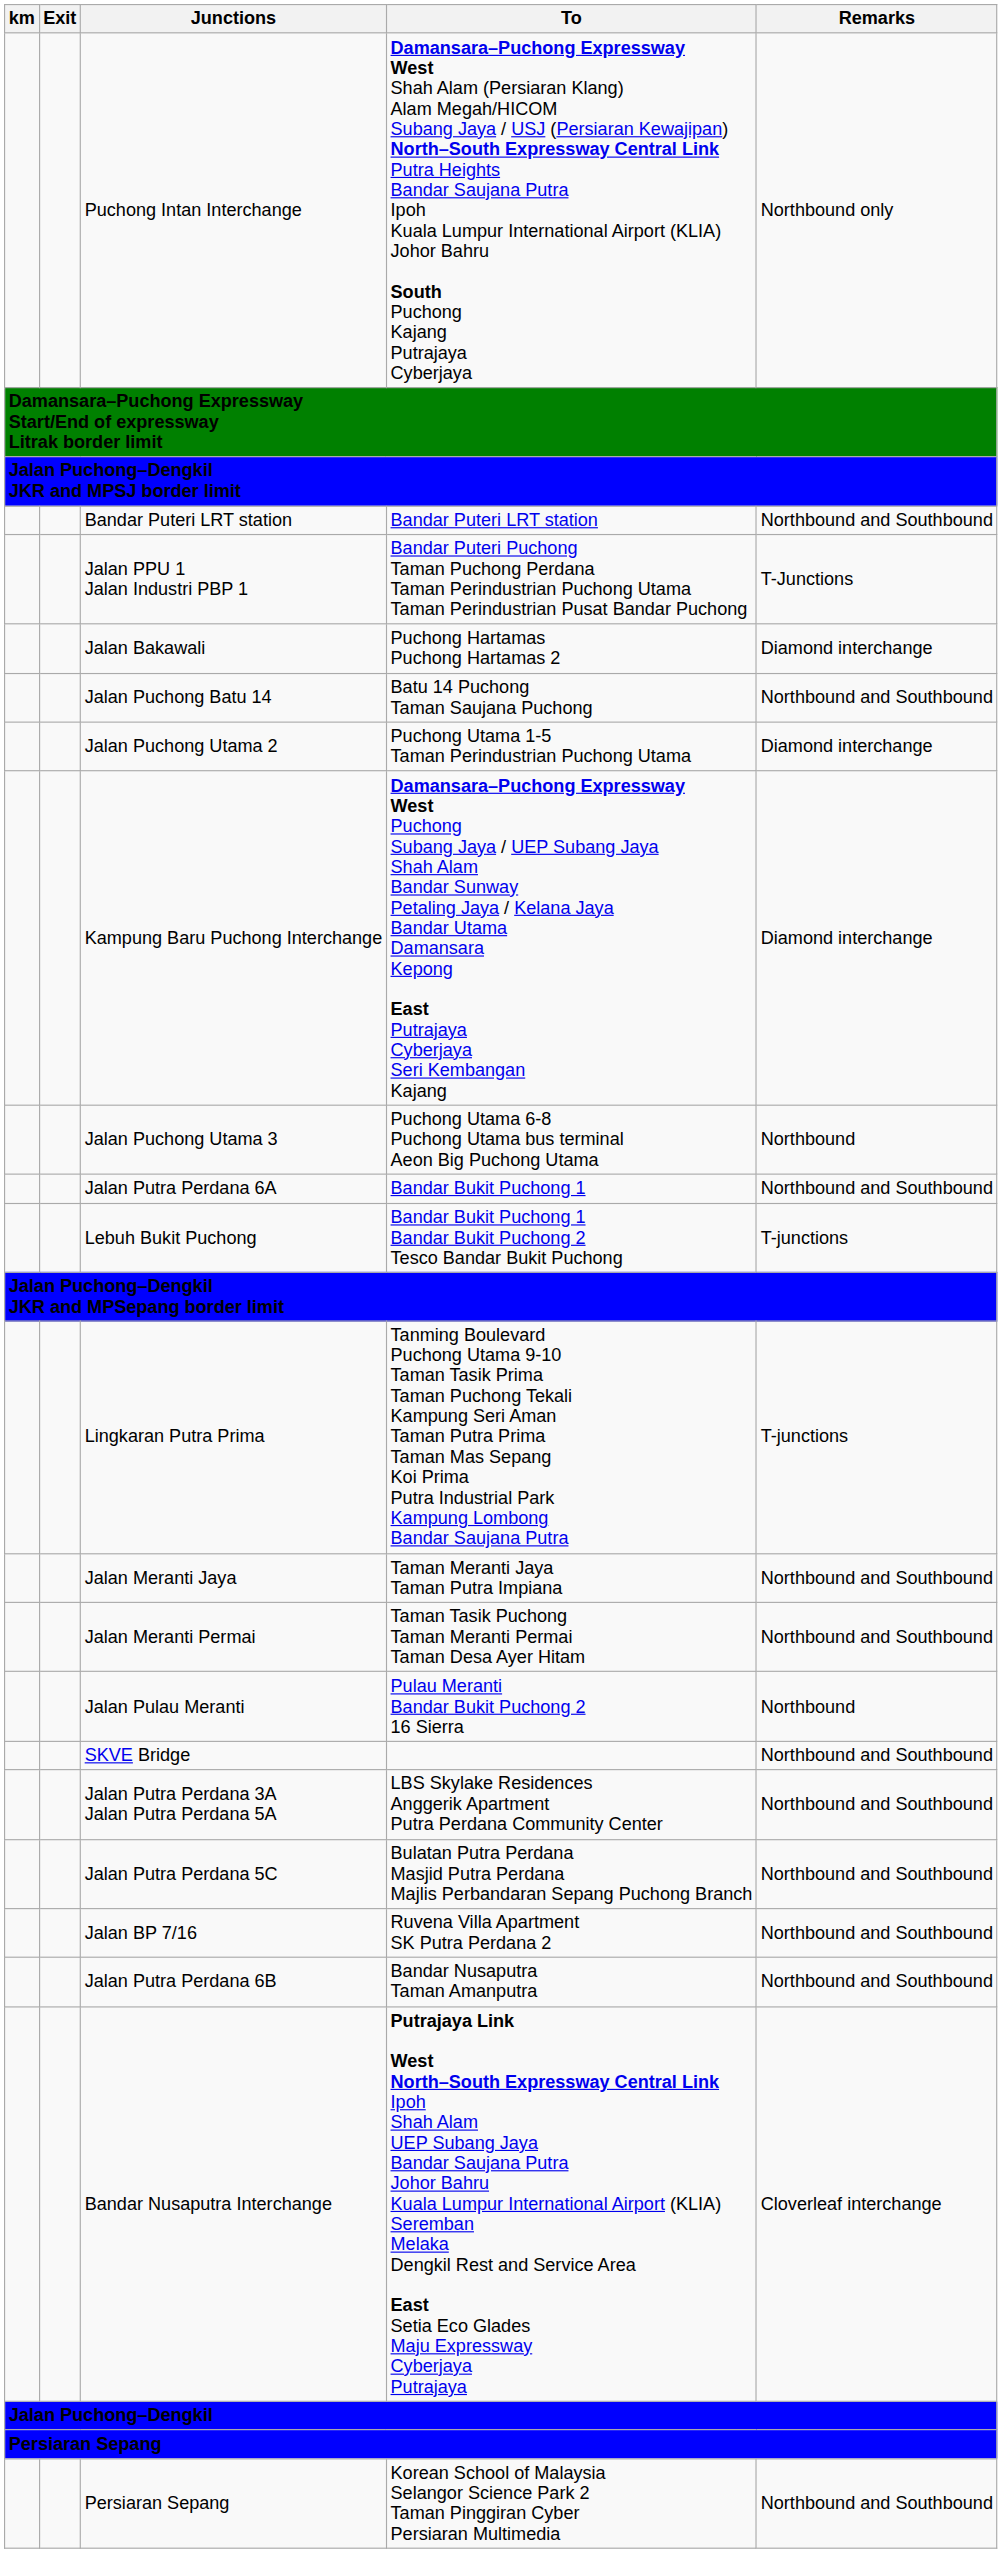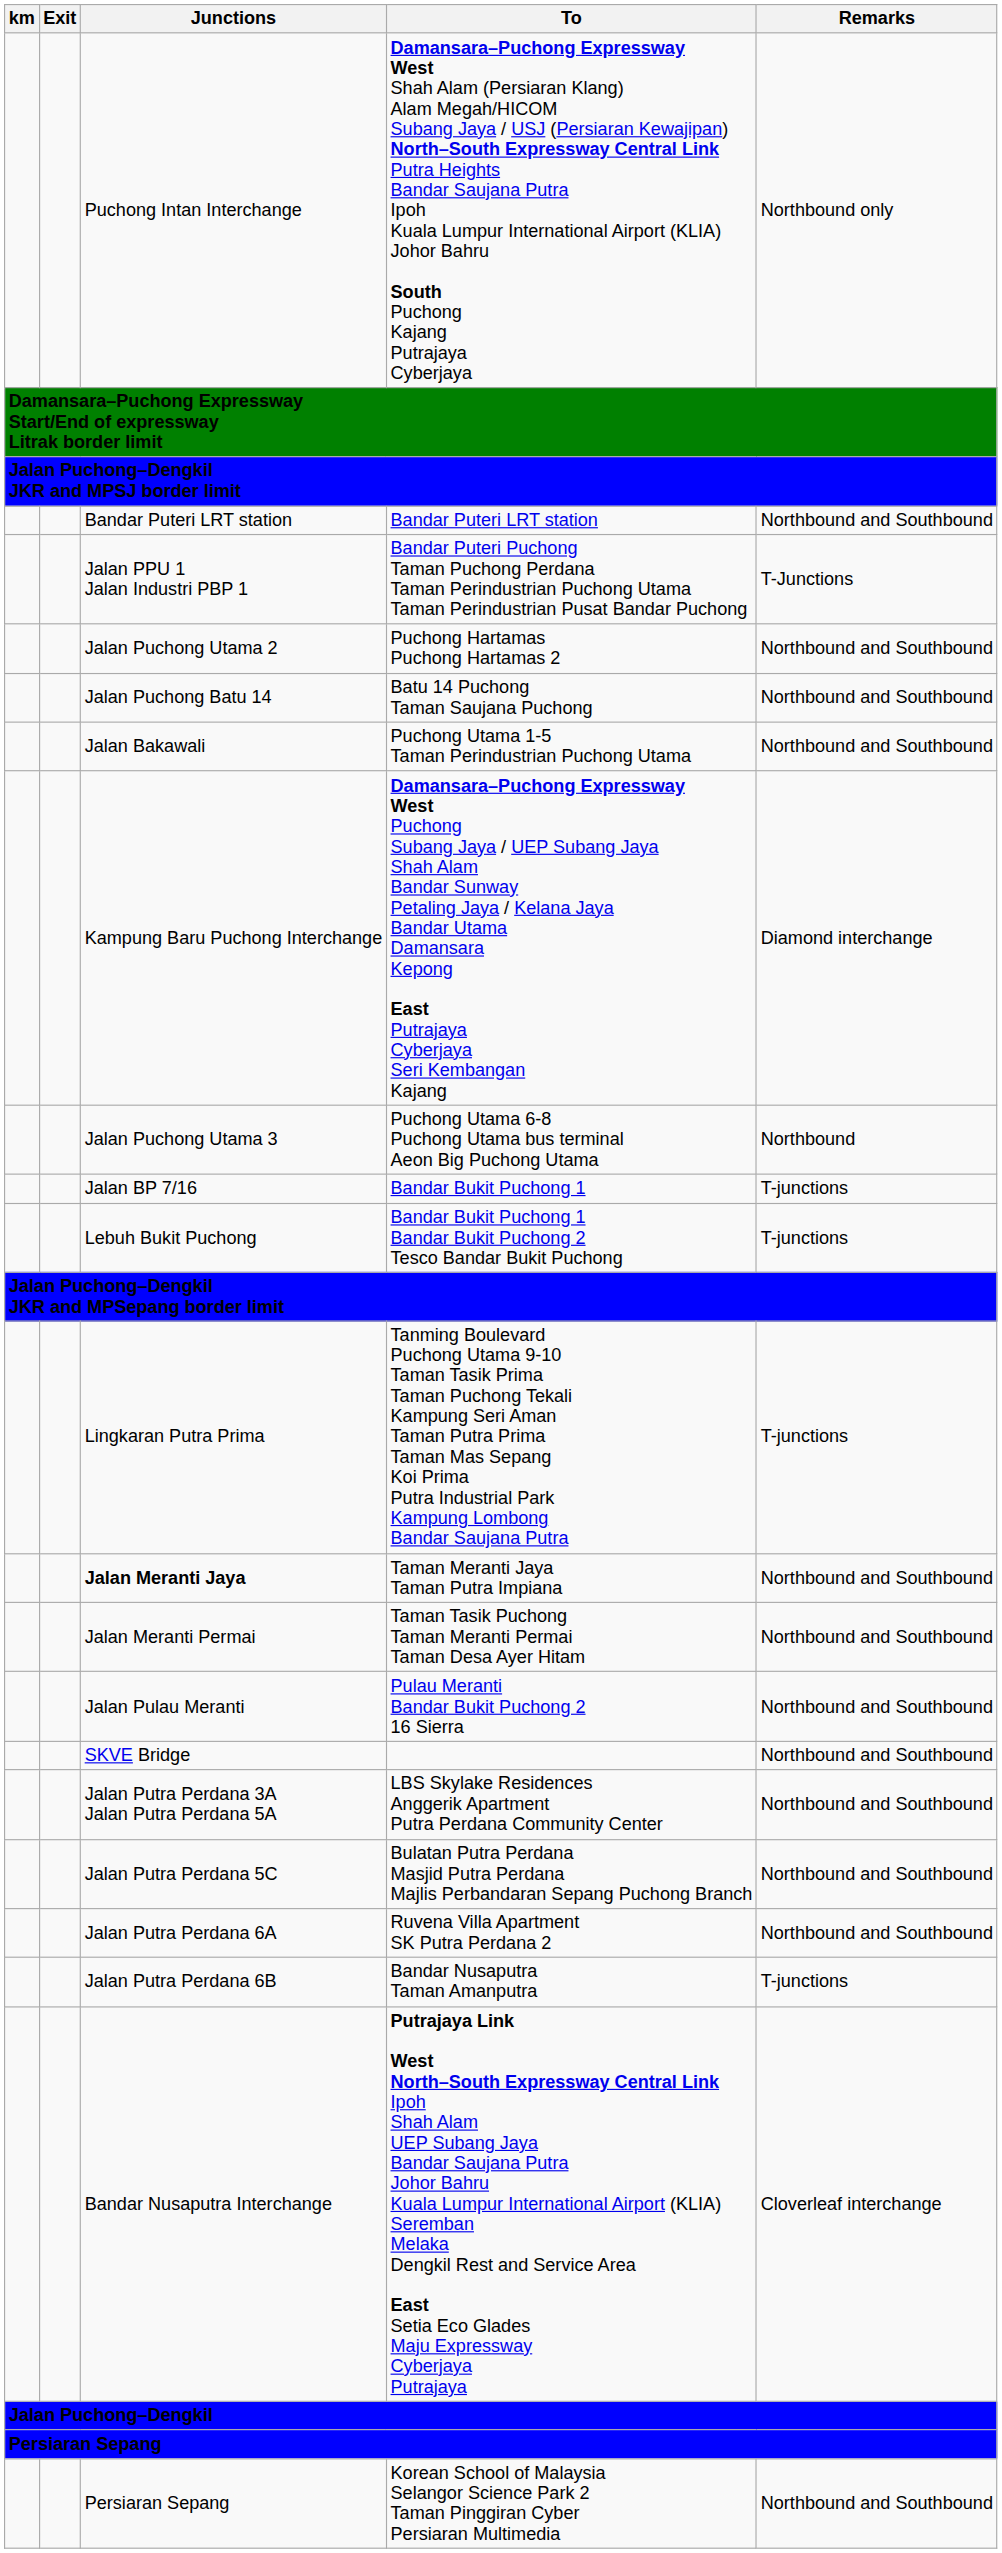(145, 648) Jalan Bakawali -> (181, 648) Jalan Puchong Utama 2
(847, 648) Diamond interchange -> (877, 648) Northbound and Southbound
(181, 746) Jalan Puchong Utama 2 -> (145, 746) Jalan Bakawali
(847, 746) Diamond interchange -> (877, 746) Northbound and Southbound
(181, 1188) Jalan Putra Perdana 6A -> (141, 1188) Jalan BP 7/16
(877, 1188) Northbound and Southbound -> (804, 1188) T-junctions
(161, 1577) normal -> (165, 1577) bold
(808, 1706) Northbound -> (877, 1706) Northbound and Southbound
(141, 1932) Jalan BP 7/16 -> (181, 1932) Jalan Putra Perdana 6A
(877, 1981) Northbound and Southbound -> (804, 1981) T-junctions
